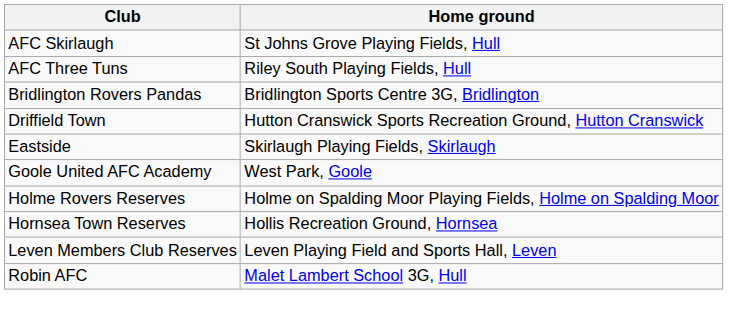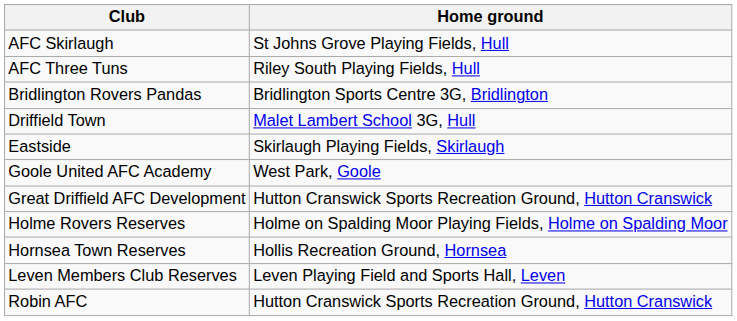(474, 120) Hutton Cranswick Sports Recreation Ground, Hutton Cranswick -> (364, 120) Malet Lambert School 3G, Hull
+ row: (127, 198)
(355, 276) Malet Lambert School 3G, Hull -> (483, 302) Hutton Cranswick Sports Recreation Ground, Hutton Cranswick
